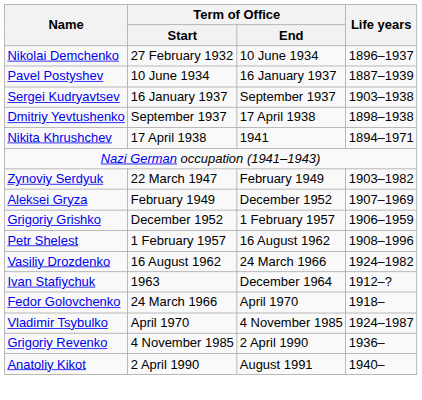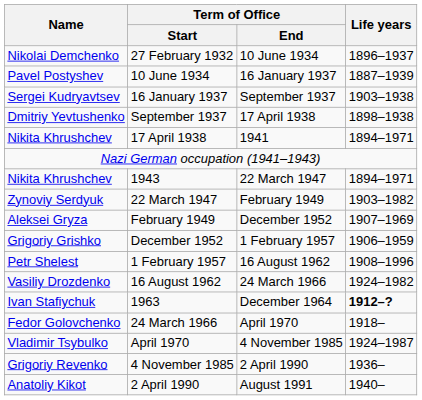+ row: (145, 179)
(370, 281) normal -> (371, 302) bold
